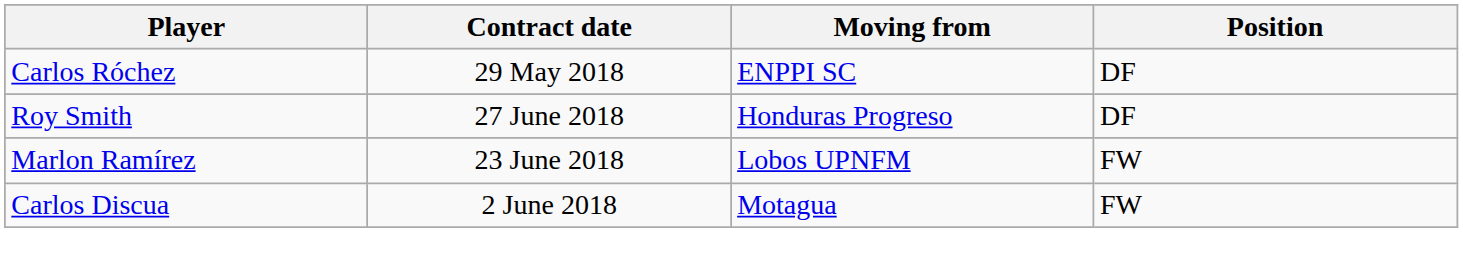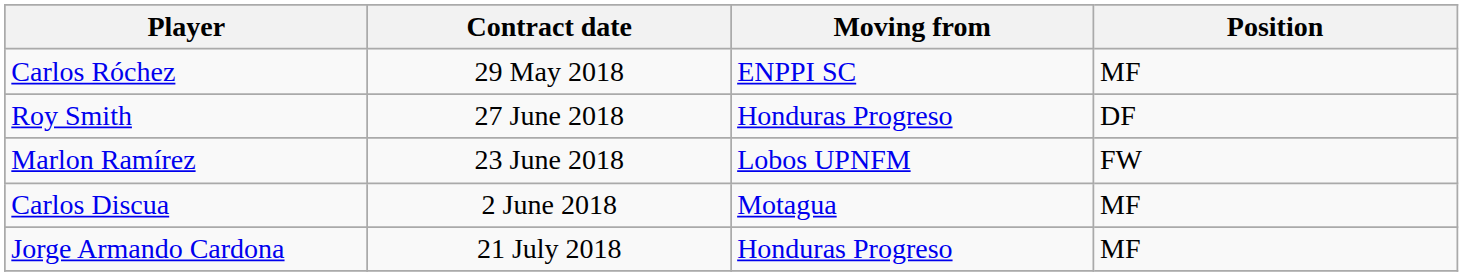(1118, 71) DF -> (1120, 71) MF
(1121, 204) FW -> (1120, 204) MF
+ row: (148, 248)
